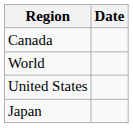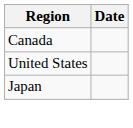- row: (26, 63)
